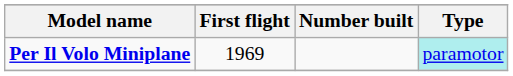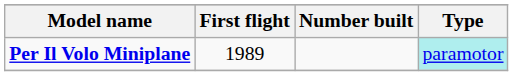(245, 53) 1969 -> (245, 53) 1989
